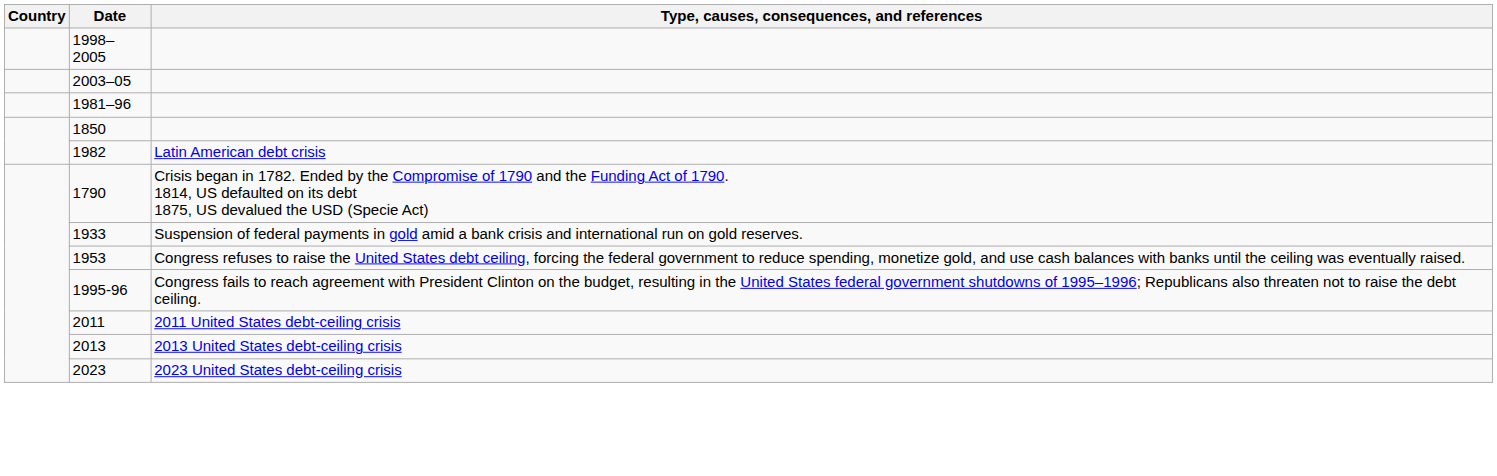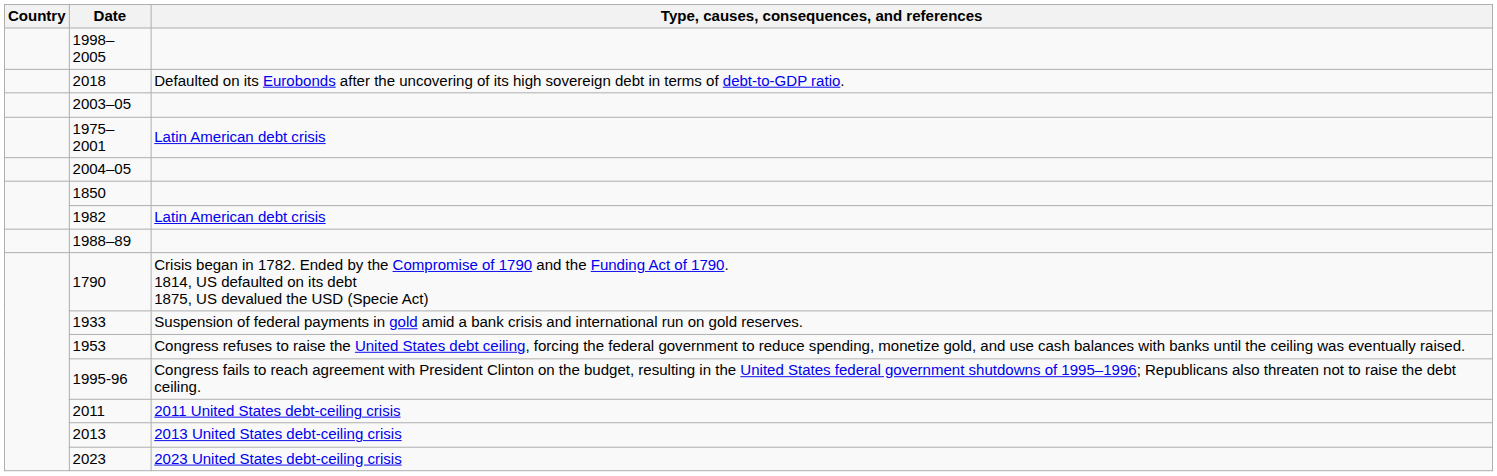+ row: (89, 81)
+ row: (93, 137)
- row: (102, 104)
+ row: (102, 169)
+ row: (102, 241)
